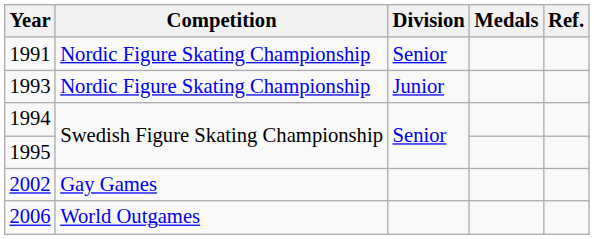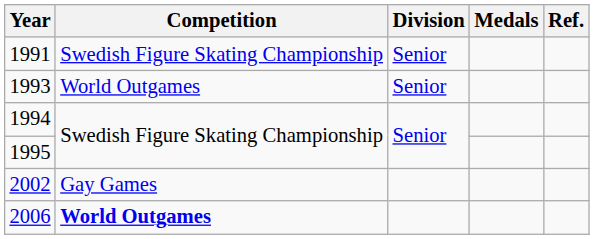(215, 53) Nordic Figure Skating Championship -> (222, 53) Swedish Figure Skating Championship
(215, 86) Nordic Figure Skating Championship -> (130, 86) World Outgames
(418, 86) Junior -> (419, 86) Senior
(130, 217) normal -> (136, 217) bold
